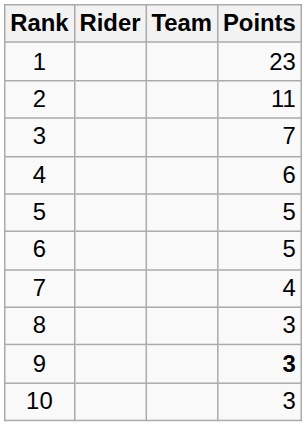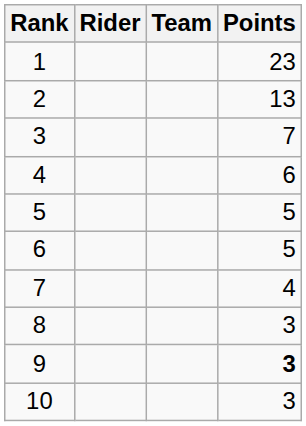(283, 99) 11 -> (283, 99) 13
